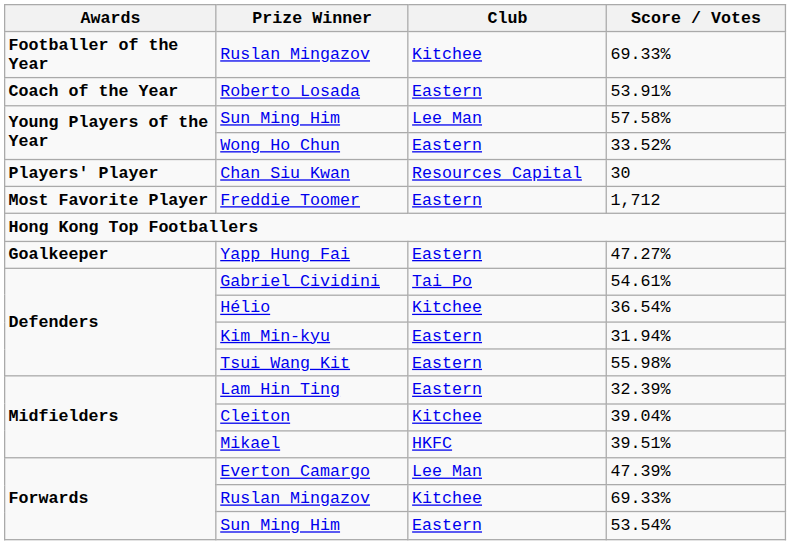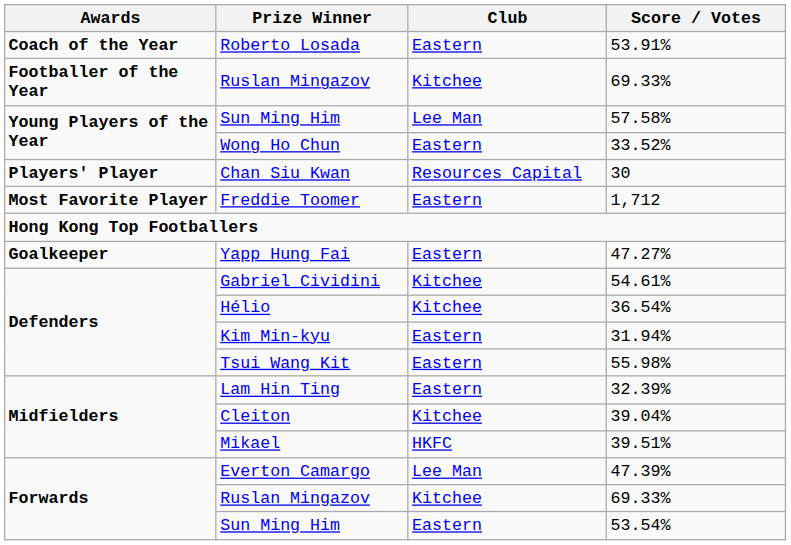rows swapped: (93, 55) <-> (93, 92)
(442, 281) Tai Po -> (447, 281) Kitchee
